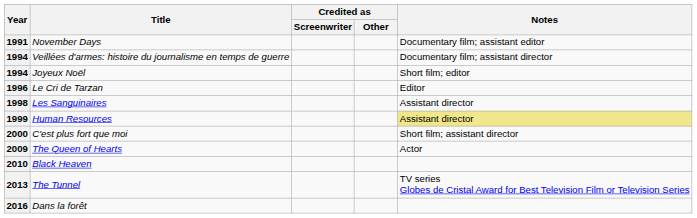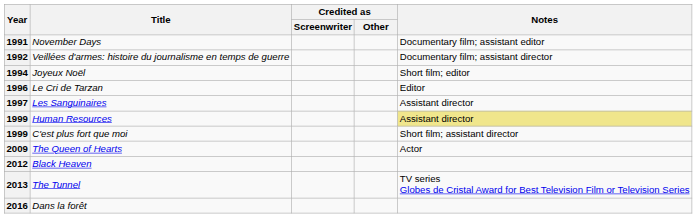(17, 57) 1994 -> (17, 57) 1992
(17, 103) 1998 -> (17, 103) 1997
(17, 133) 2000 -> (17, 133) 1999
(17, 164) 2010 -> (17, 164) 2012
